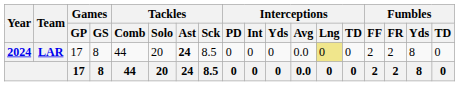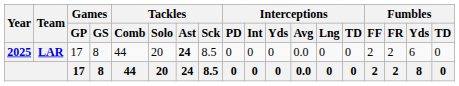(19, 52) 2024 -> (19, 52) 2025
(322, 52) khaki background -> (322, 52) no background
(412, 52) 8 -> (412, 52) 6
